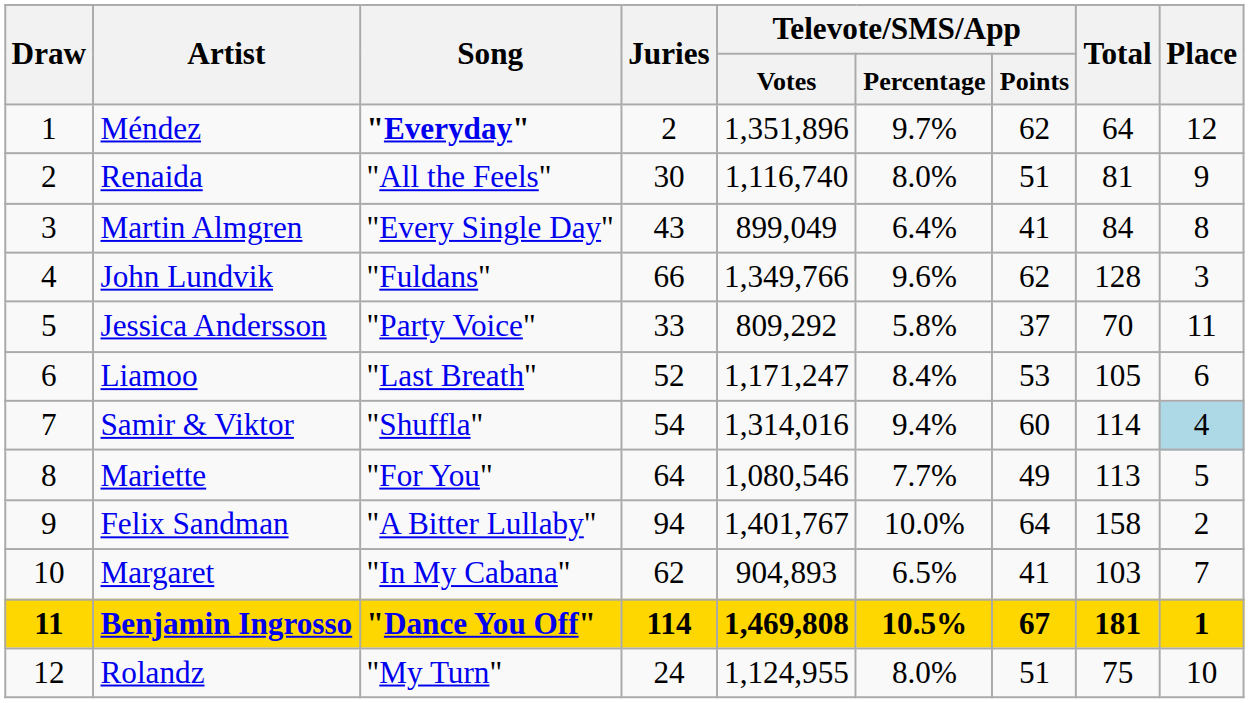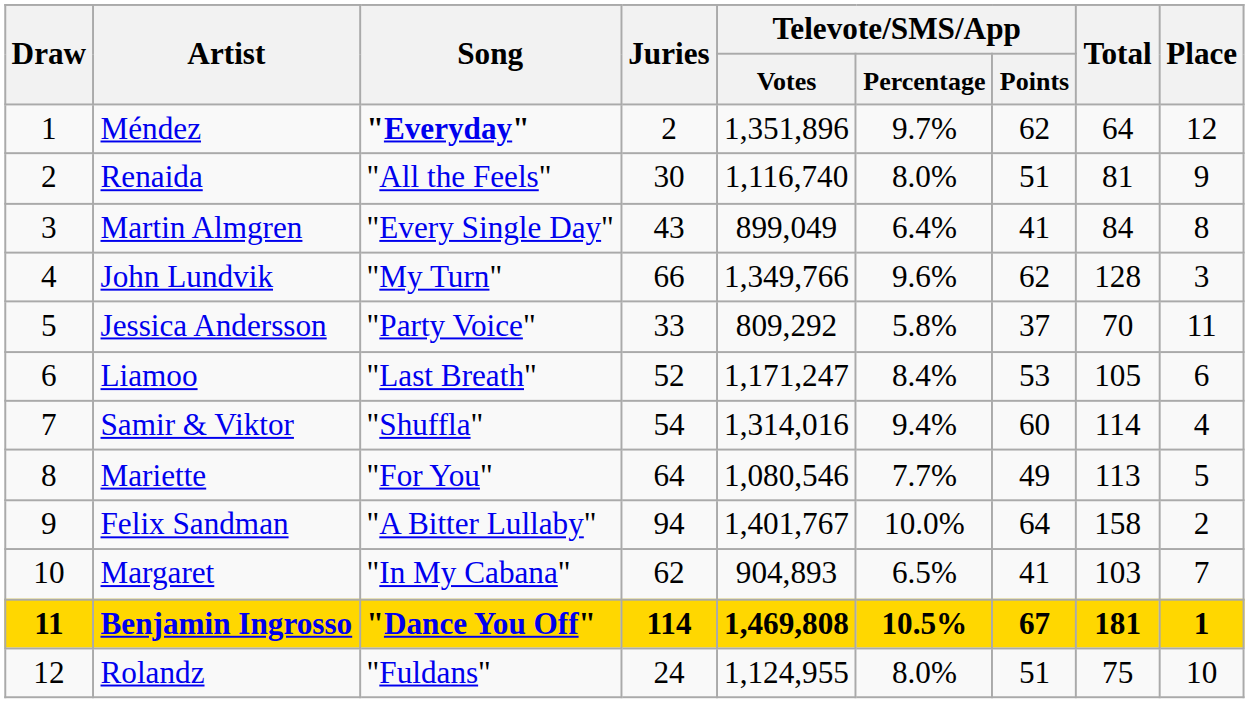(429, 276) "Fuldans" -> (434, 276) "My Turn"
(1202, 425) lightblue background -> (1202, 425) no background
(434, 672) "My Turn" -> (429, 672) "Fuldans"
